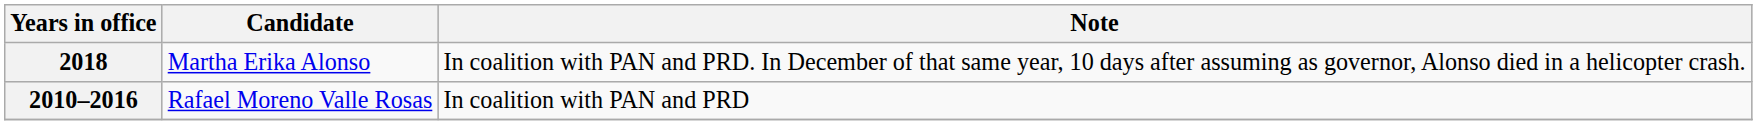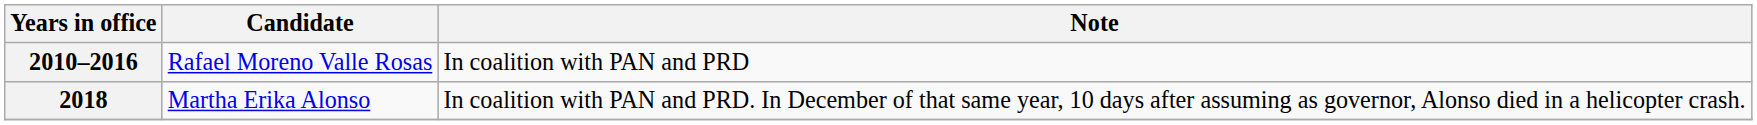rows swapped: (83, 100) <-> (83, 61)
